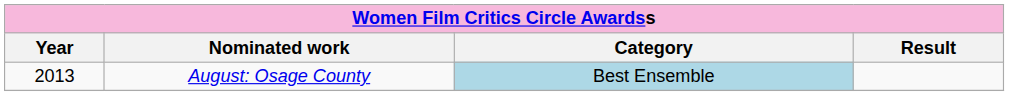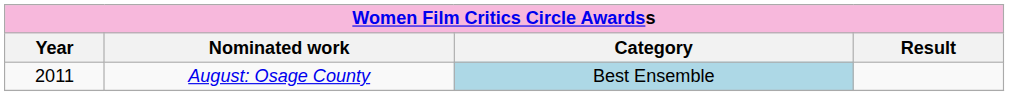(54, 76) 2013 -> (54, 76) 2011
